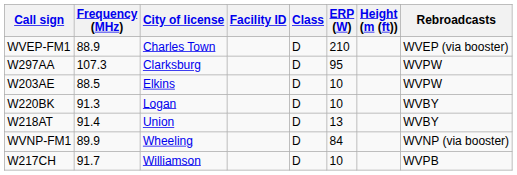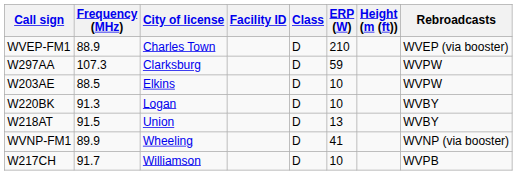(336, 65) 95 -> (336, 65) 59
(88, 122) 91.4 -> (88, 122) 91.5
(336, 141) 84 -> (336, 141) 41
